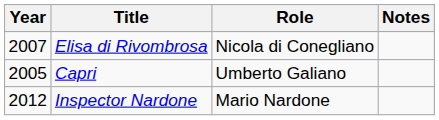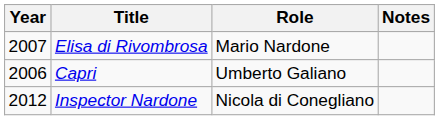(295, 45) Nicola di Conegliano -> (273, 45) Mario Nardone
(28, 73) 2005 -> (28, 73) 2006
(273, 100) Mario Nardone -> (295, 100) Nicola di Conegliano
